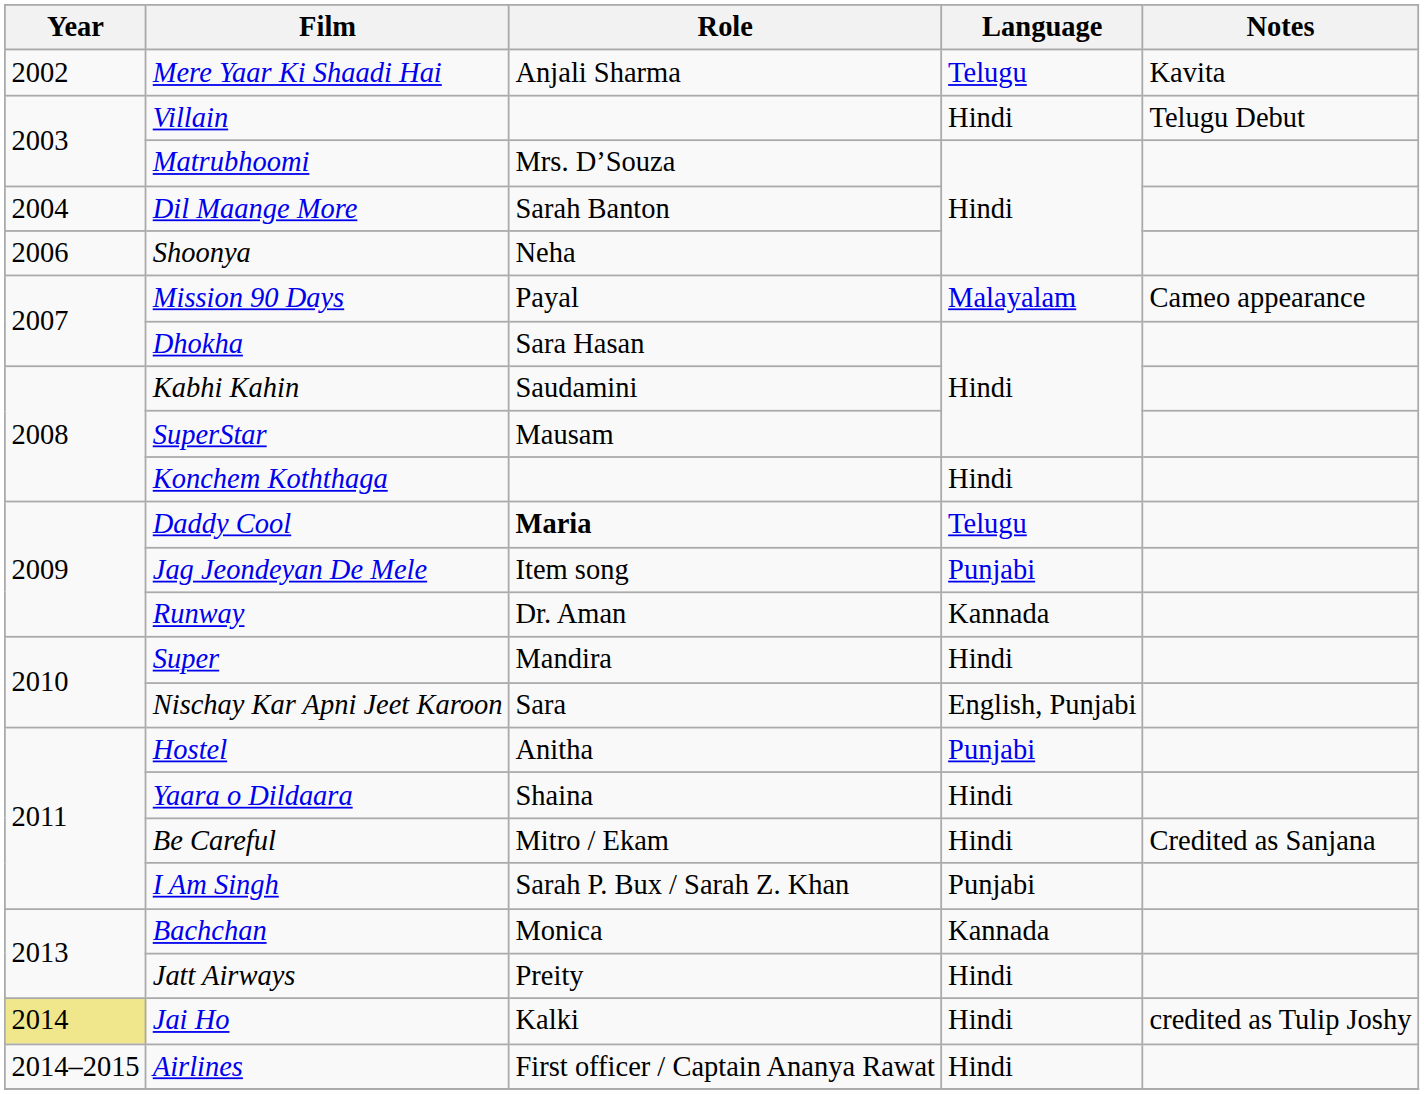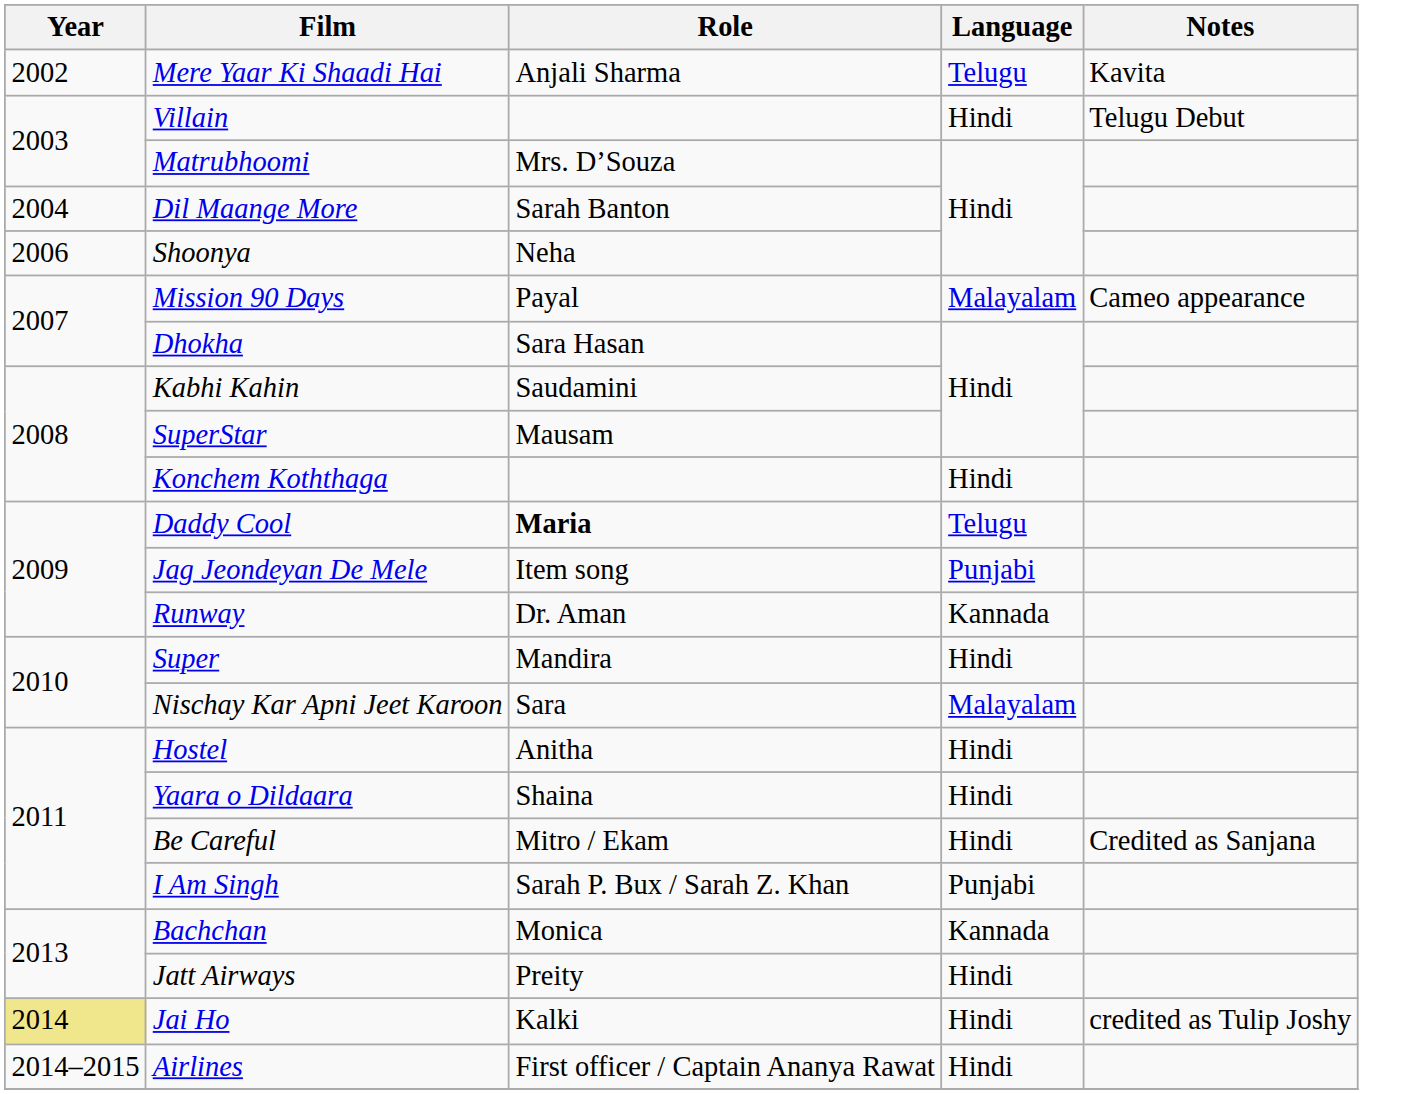(1042, 704) English, Punjabi -> (1012, 704) Malayalam
(992, 749) Punjabi -> (981, 749) Hindi
